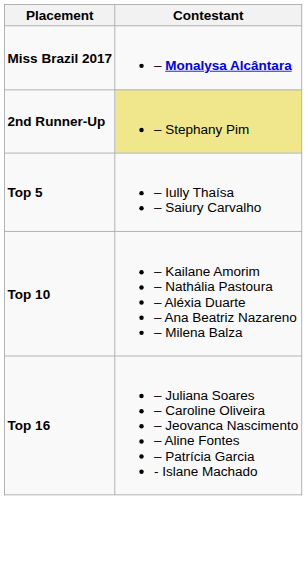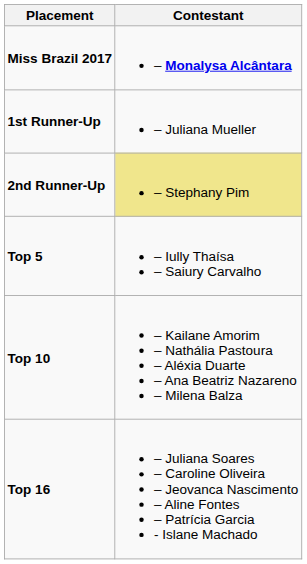+ row: (54, 121)
